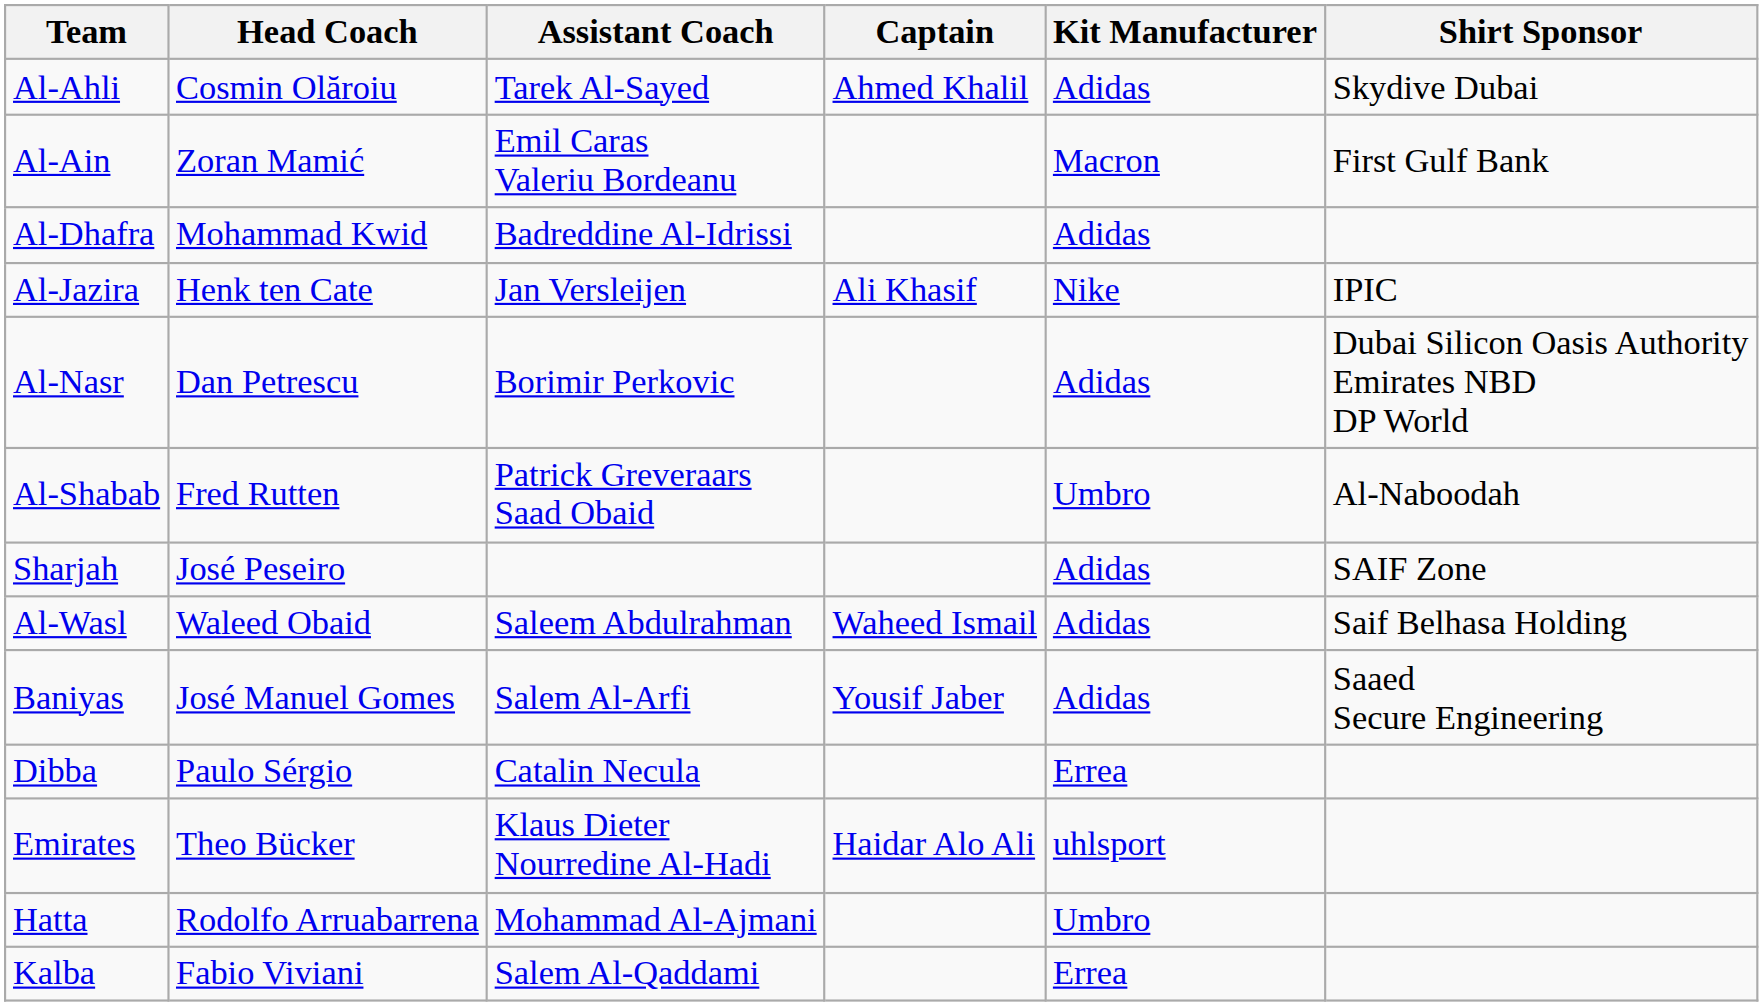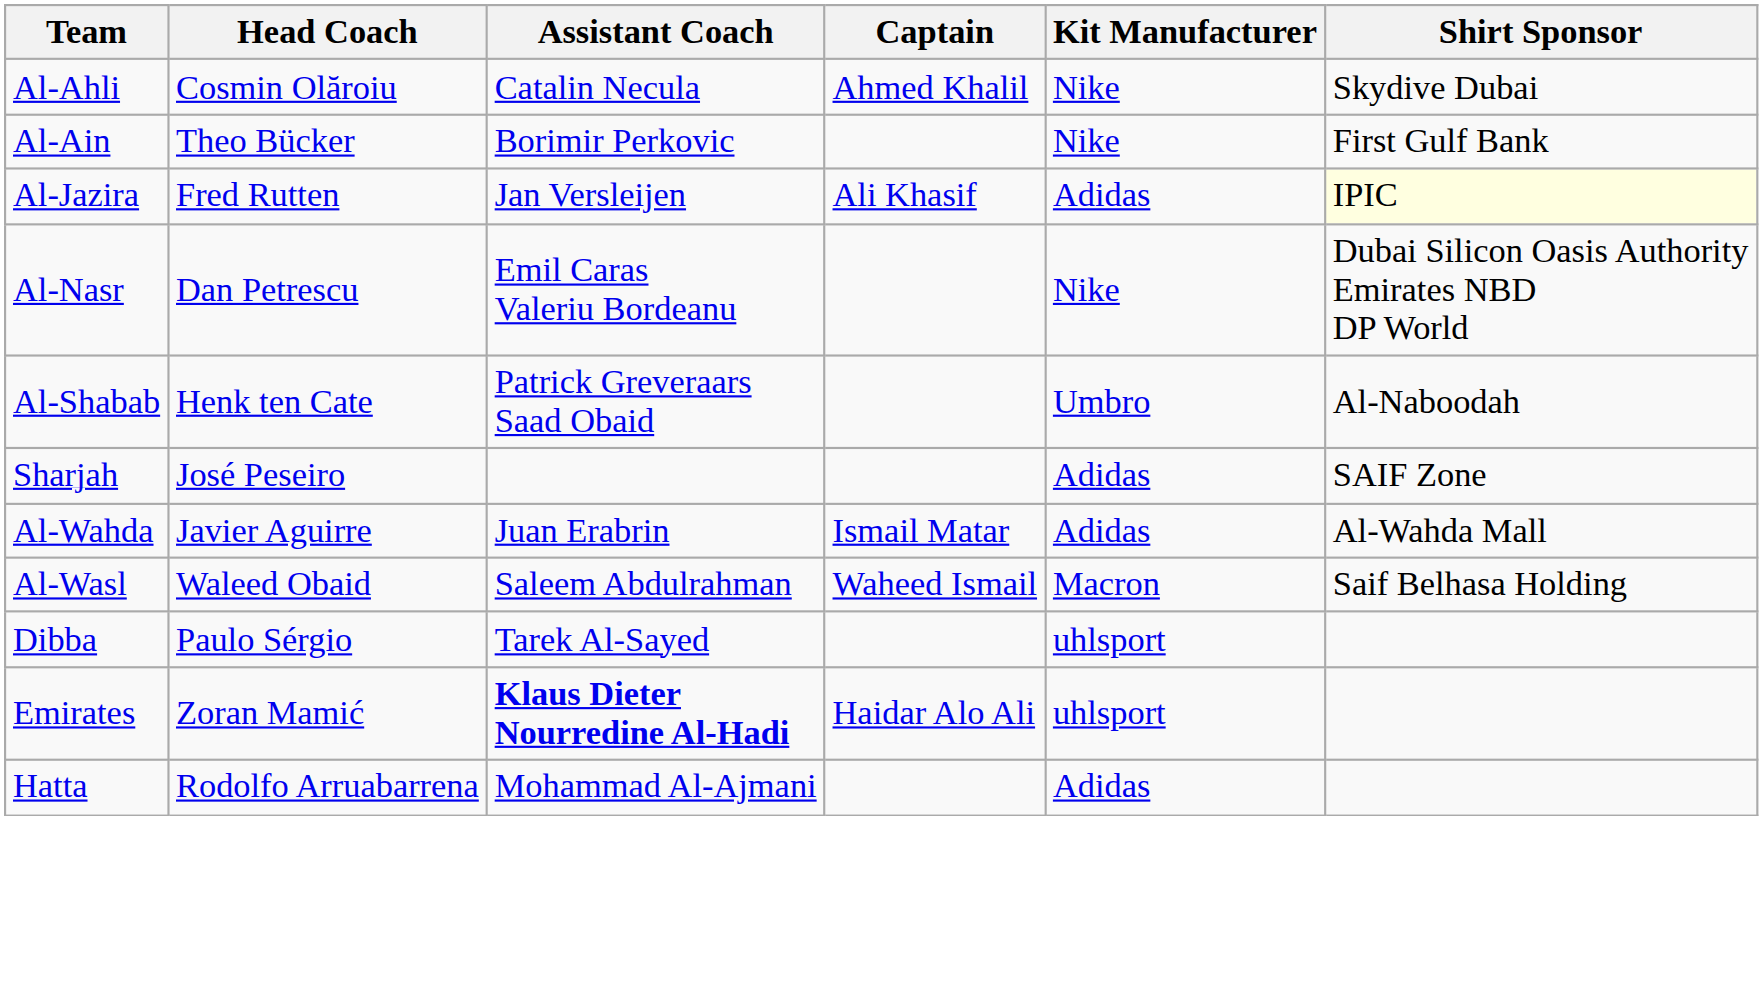(602, 86) Tarek Al-Sayed -> (597, 86) Catalin Necula
(1102, 86) Adidas -> (1086, 86) Nike
(270, 160) Zoran Mamić -> (265, 140) Theo Bücker
(616, 160) Emil Caras Valeriu Bordeanu -> (615, 140) Borimir Perkovic
(1106, 160) Macron -> (1086, 140) Nike
- row: (84, 234)
(274, 288) Henk ten Cate -> (258, 195) Fred Rutten
(1086, 288) Nike -> (1102, 195) Adidas
(1365, 288) no background -> (1365, 195) lightyellow background
(615, 381) Borimir Perkovic -> (616, 288) Emil Caras Valeriu Bordeanu
(1102, 381) Adidas -> (1086, 288) Nike
(258, 494) Fred Rutten -> (274, 401) Henk ten Cate
+ row: (83, 529)
(1102, 623) Adidas -> (1106, 584) Macron
- row: (68, 696)
(597, 770) Catalin Necula -> (602, 638) Tarek Al-Sayed
(1090, 770) Errea -> (1109, 638) uhlsport
(265, 844) Theo Bücker -> (270, 712) Zoran Mamić
(633, 844) normal -> (642, 712) bold
(1102, 918) Umbro -> (1102, 786) Adidas
- row: (54, 973)
